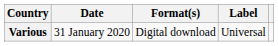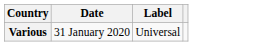- column: (176, 13)
